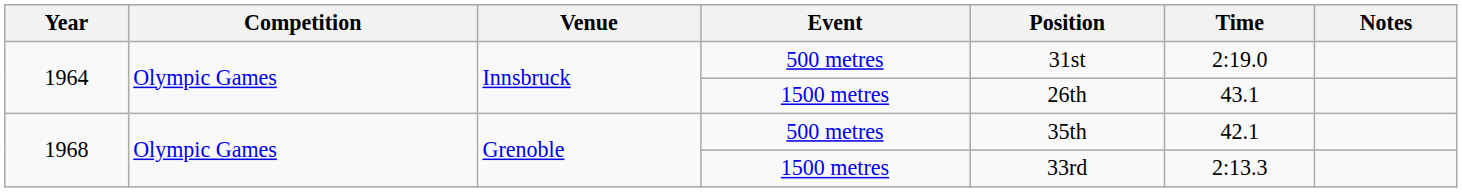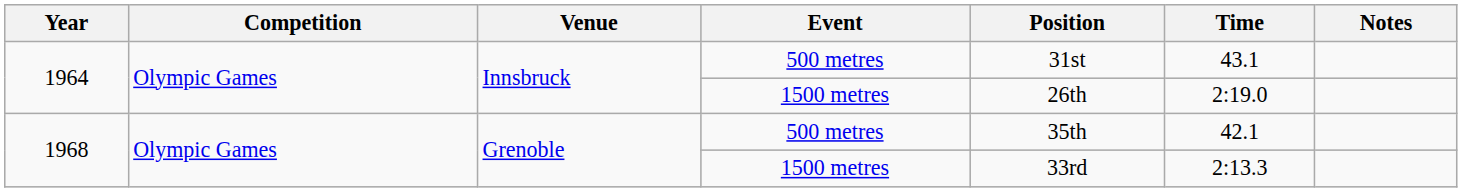(1240, 59) 2:19.0 -> (1240, 59) 43.1
(1240, 95) 43.1 -> (1240, 95) 2:19.0
